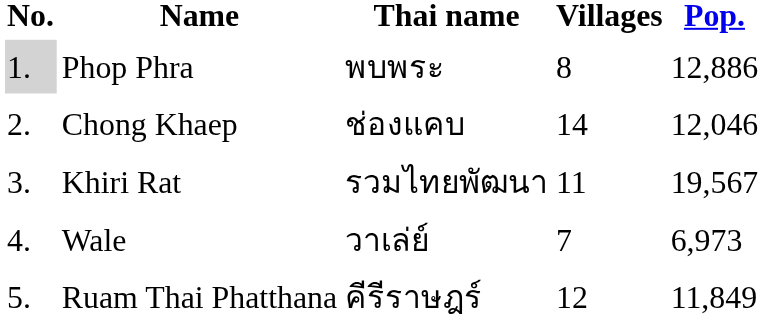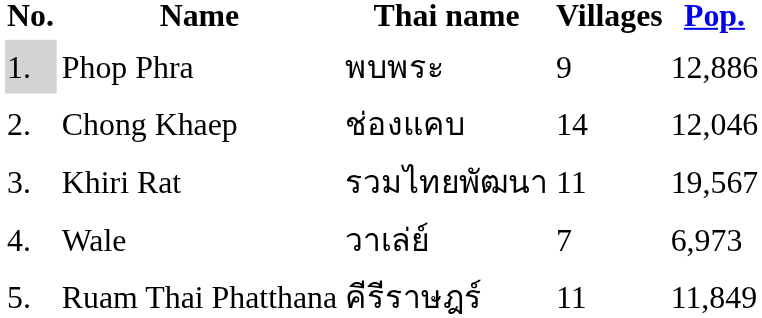(564, 66) 8 -> (564, 66) 9
(572, 296) 12 -> (571, 296) 11
